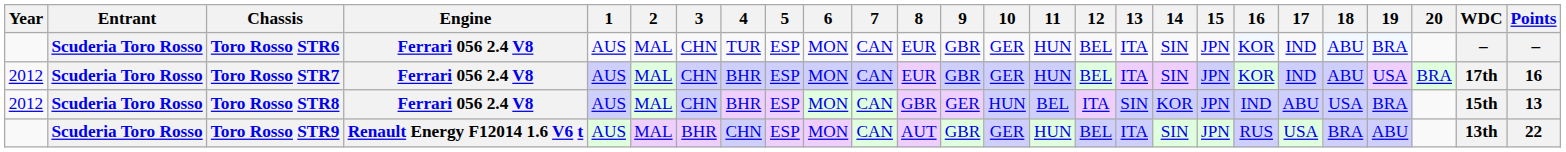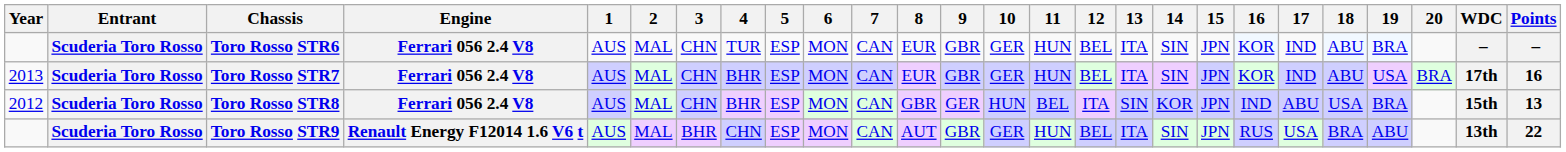(26, 75) 2012 -> (26, 75) 2013
